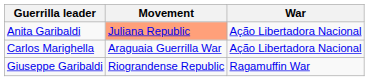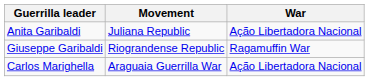(149, 31) lightsalmon background -> (149, 31) no background
rows swapped: (51, 48) <-> (55, 66)
